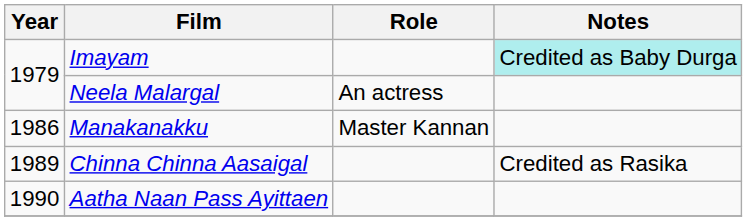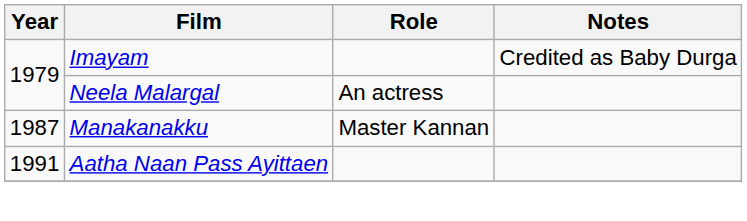(618, 57) paleturquoise background -> (618, 57) no background
(35, 127) 1986 -> (35, 127) 1987
- row: (188, 163)
(35, 198) 1990 -> (35, 163) 1991
